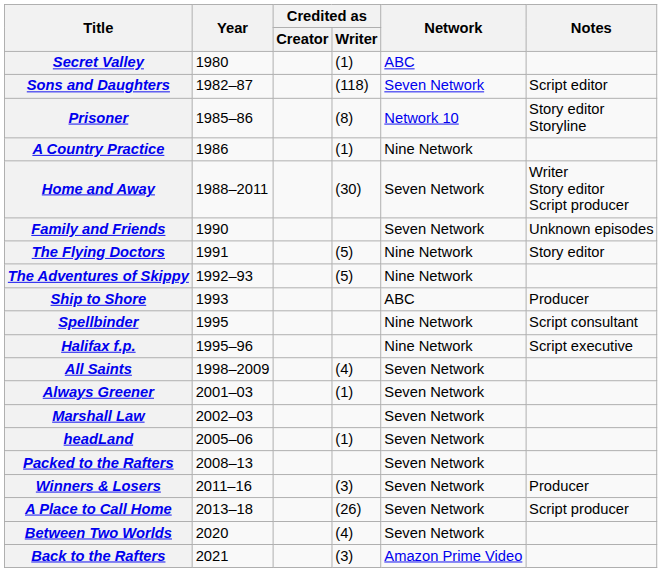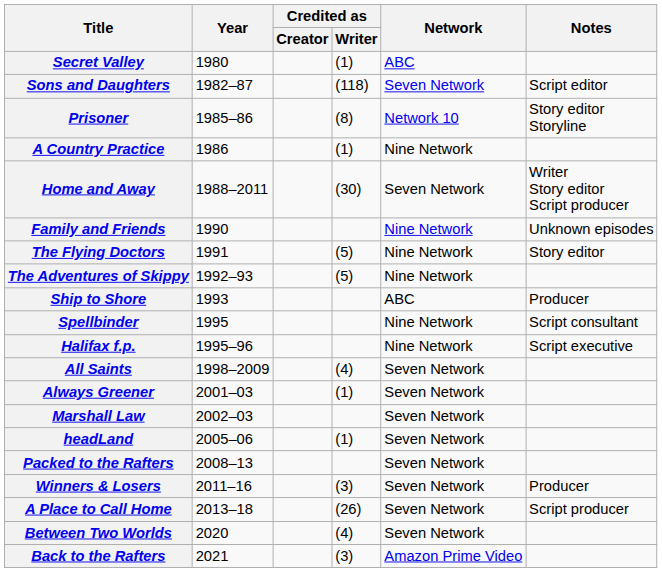(434, 229) Seven Network -> (429, 229) Nine Network
